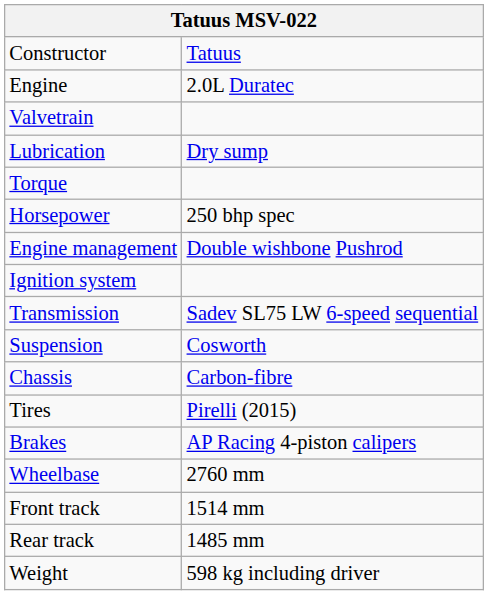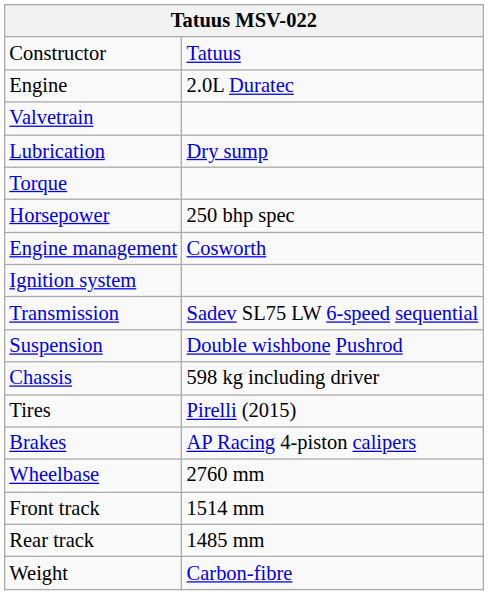(295, 248) Double wishbone Pushrod -> (226, 248) Cosworth
(226, 345) Cosworth -> (295, 345) Double wishbone Pushrod
(239, 378) Carbon-fibre -> (283, 378) 598 kg including driver
(283, 572) 598 kg including driver -> (239, 572) Carbon-fibre
